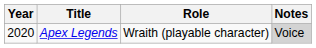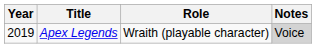(21, 33) 2020 -> (21, 33) 2019
